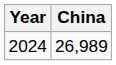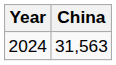(81, 45) 26,989 -> (81, 45) 31,563
